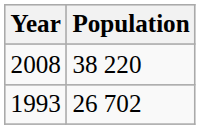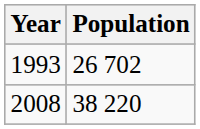rows swapped: (36, 104) <-> (36, 64)
